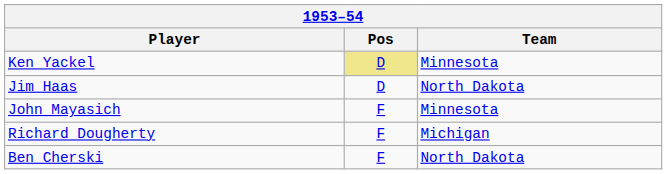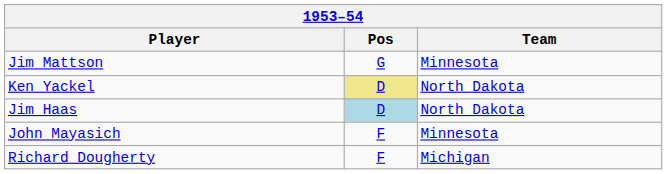+ row: (56, 63)
(459, 63) Minnesota -> (472, 87) North Dakota
(381, 87) no background -> (381, 110) lightblue background
- row: (56, 157)
